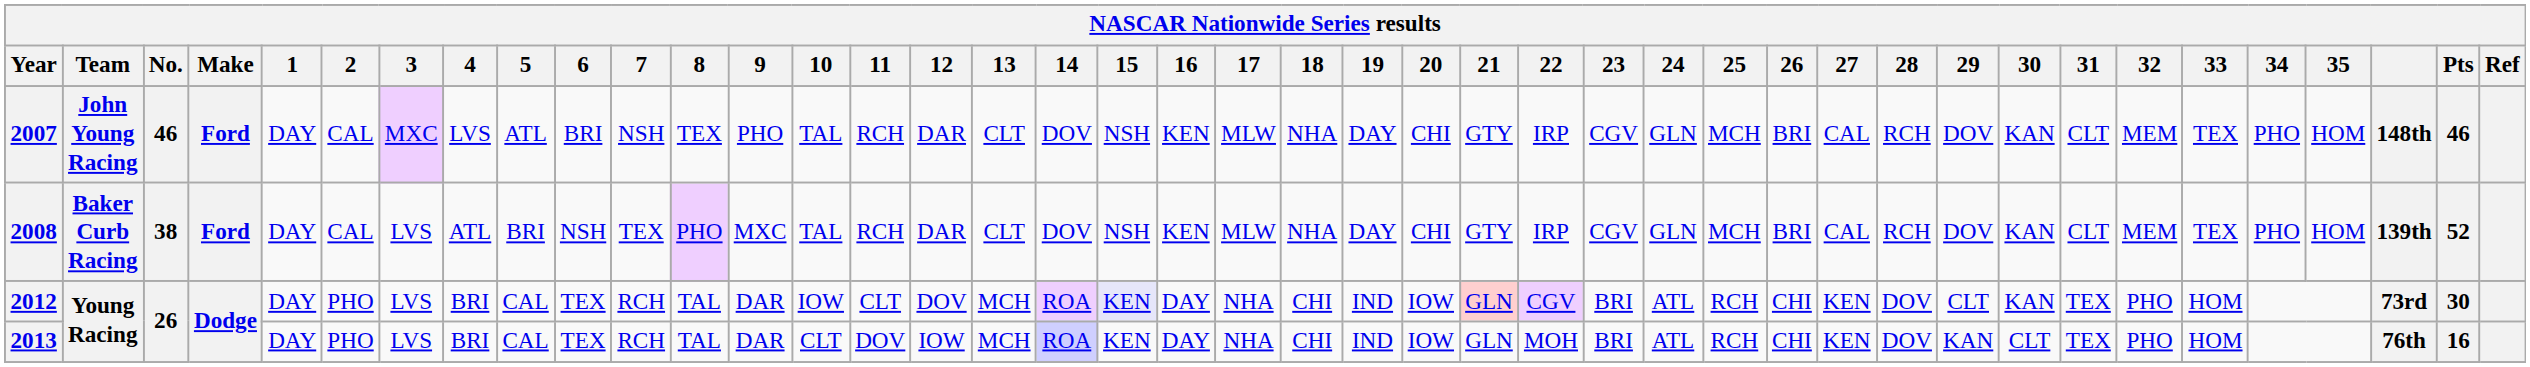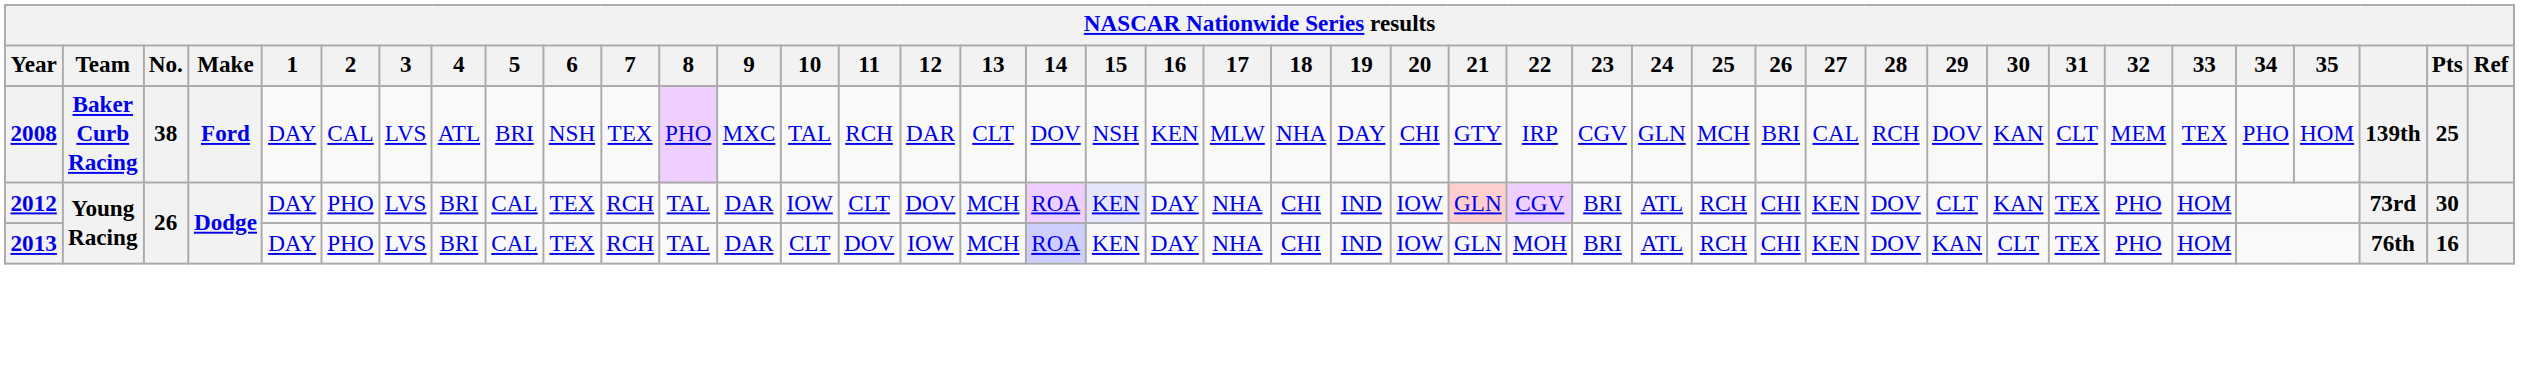- row: (34, 133)
(2458, 231) 52 -> (2447, 133) 25
